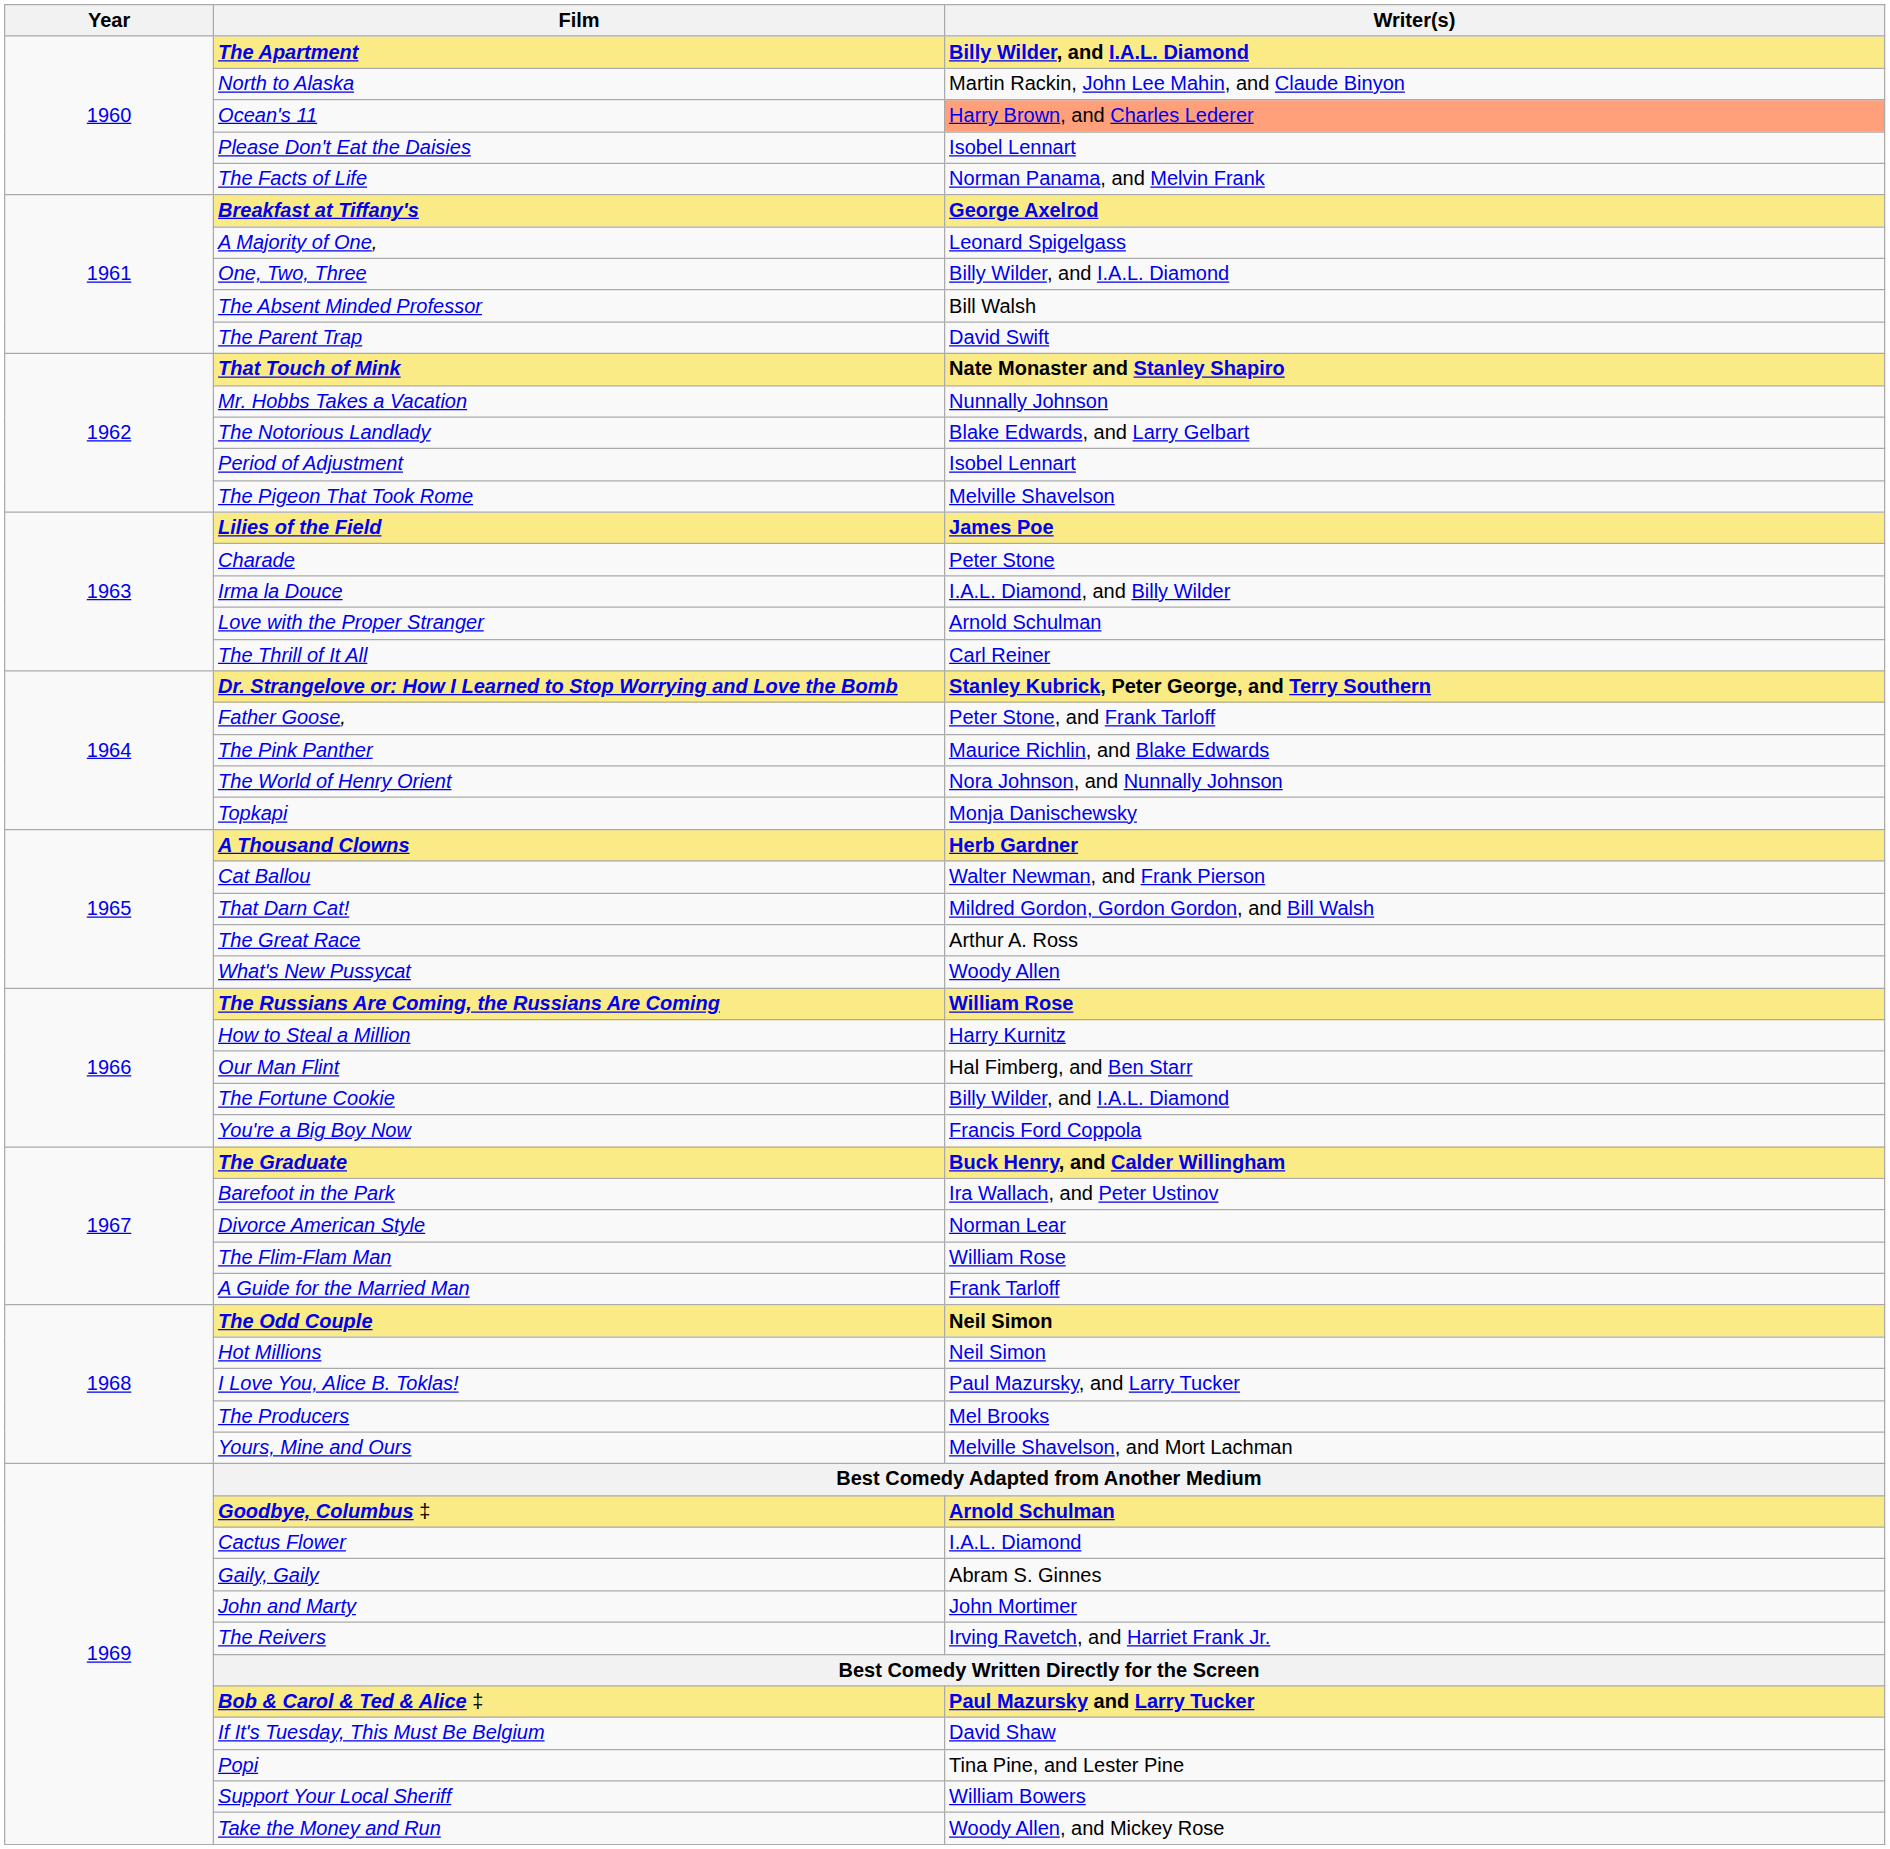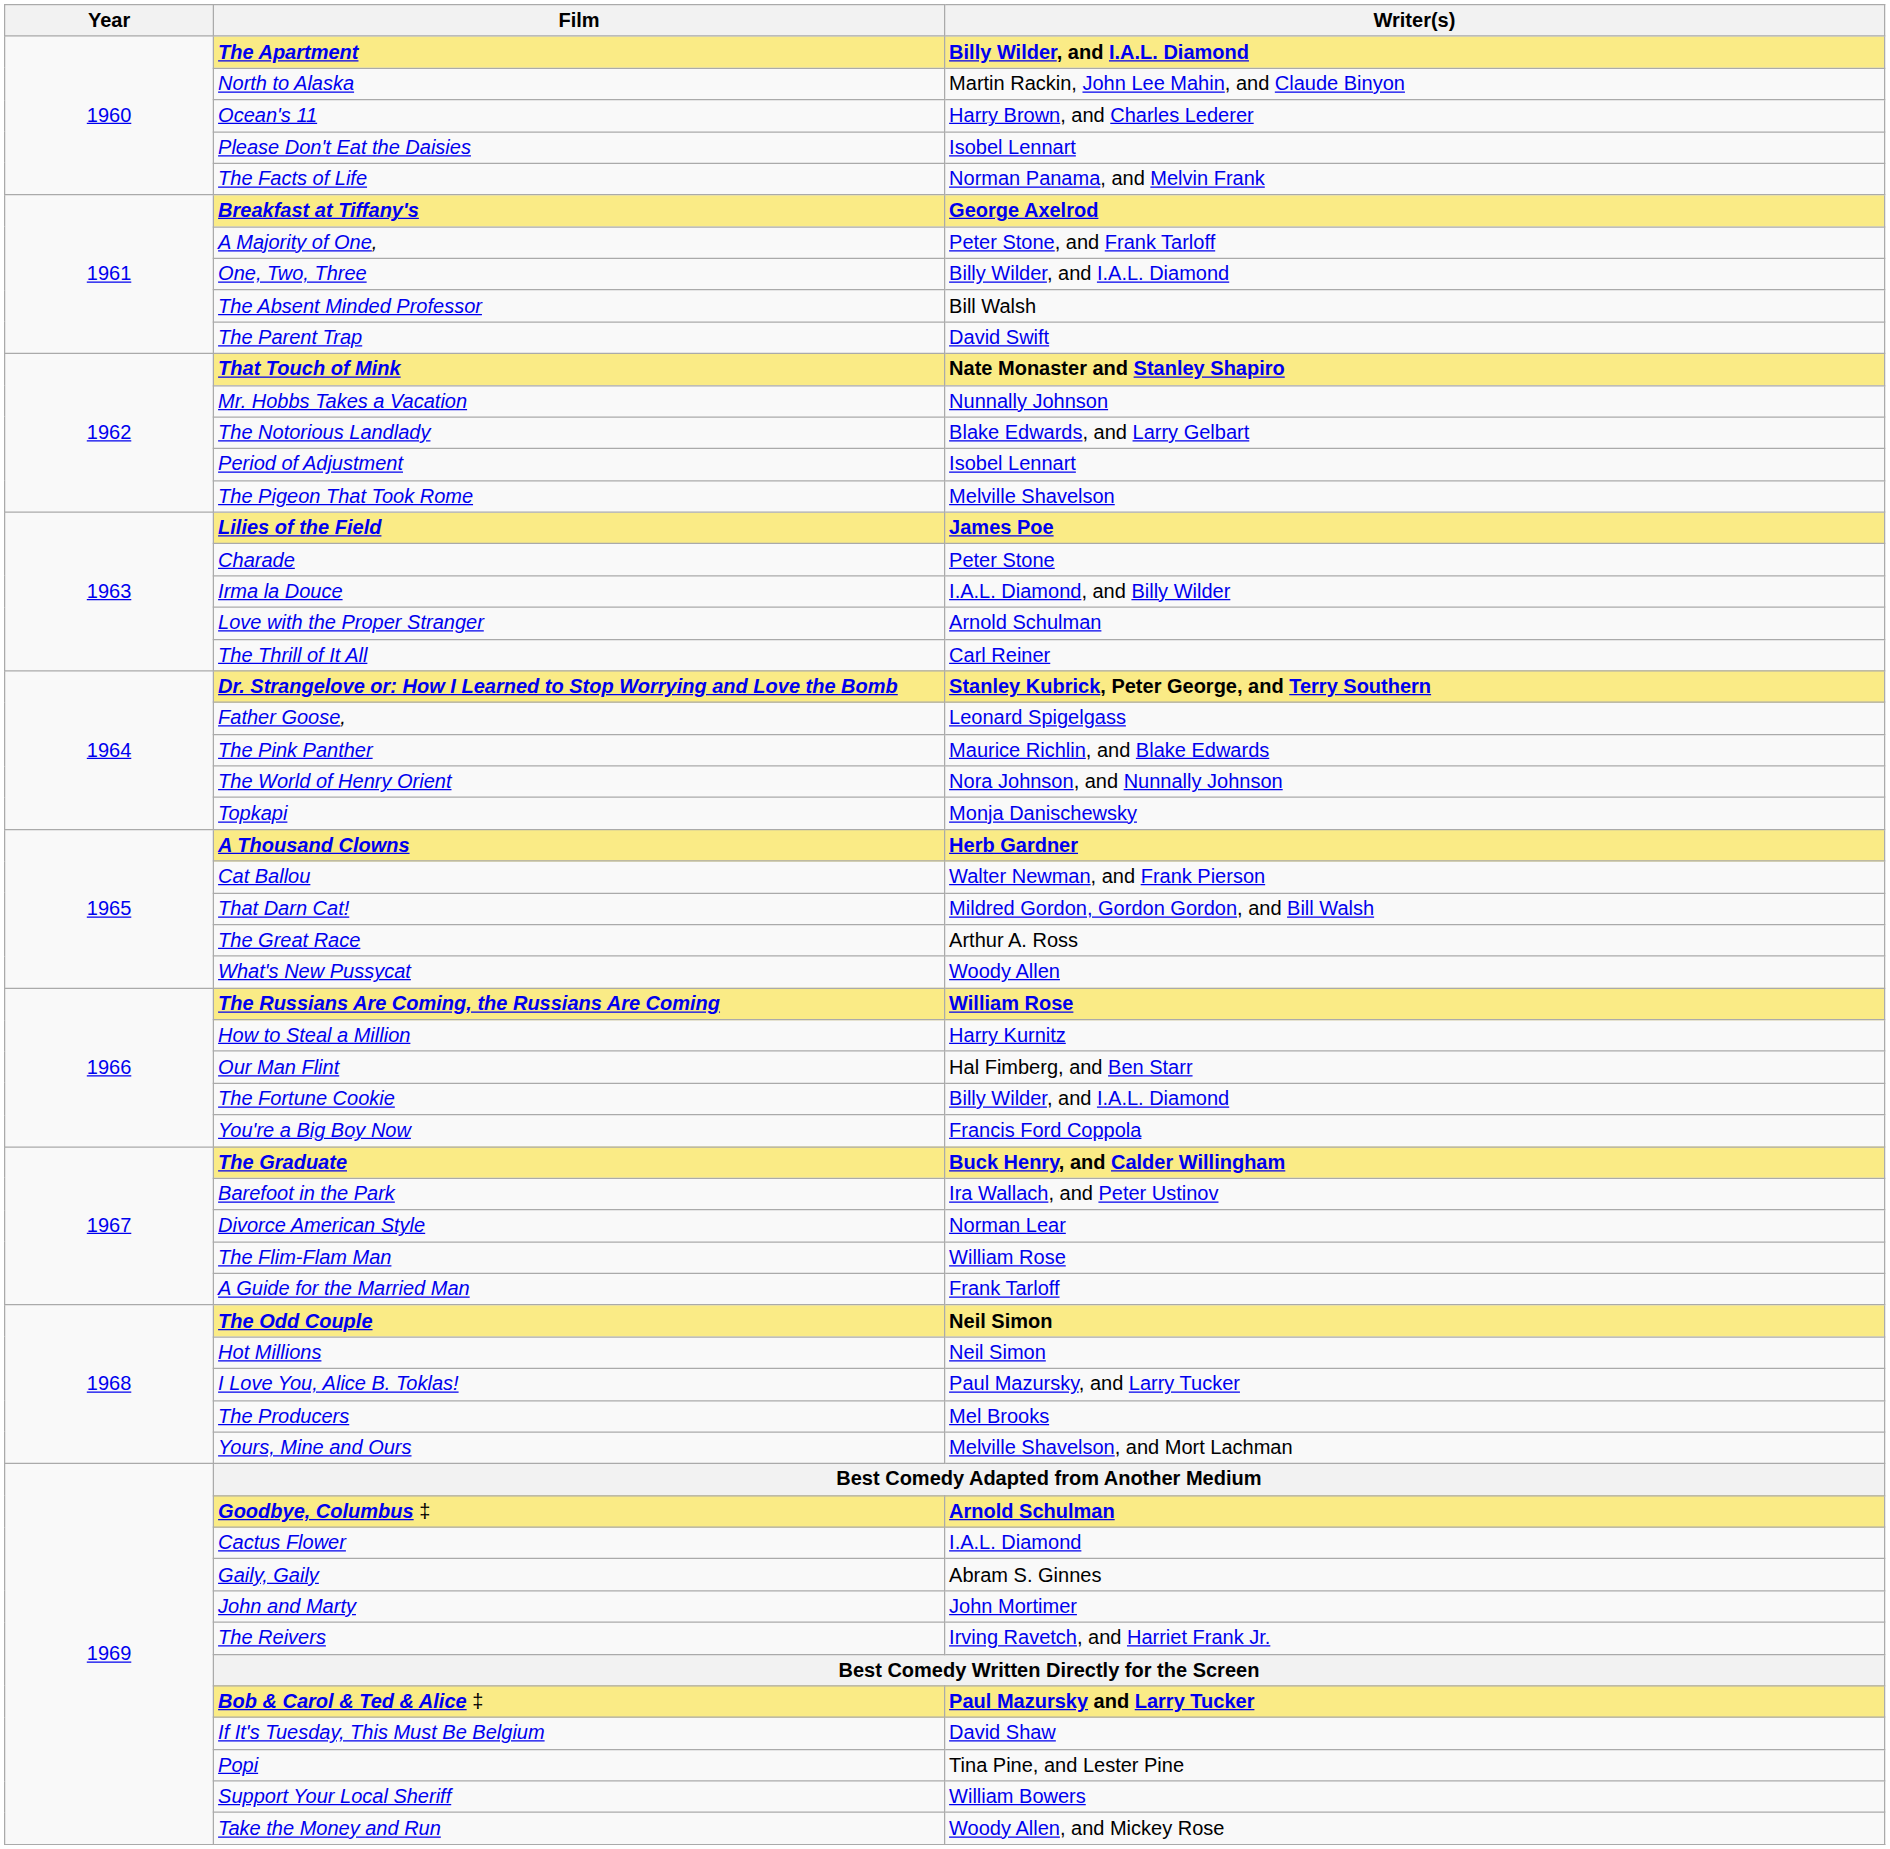(1101, 115) lightsalmon background -> (1101, 115) no background
(1037, 242) Leonard Spigelgass -> (1082, 242) Peter Stone, and Frank Tarloff
(1082, 718) Peter Stone, and Frank Tarloff -> (1037, 718) Leonard Spigelgass
